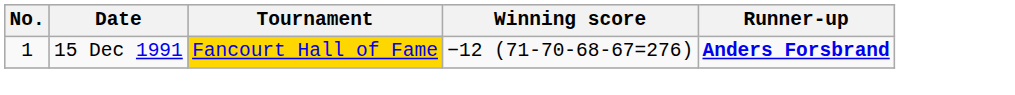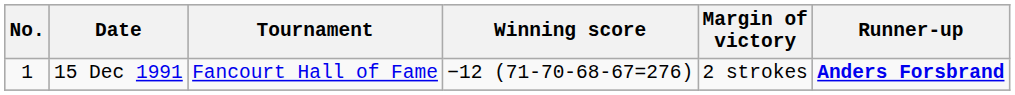+ column: (755, 32)
(315, 52) gold background -> (315, 75) no background
